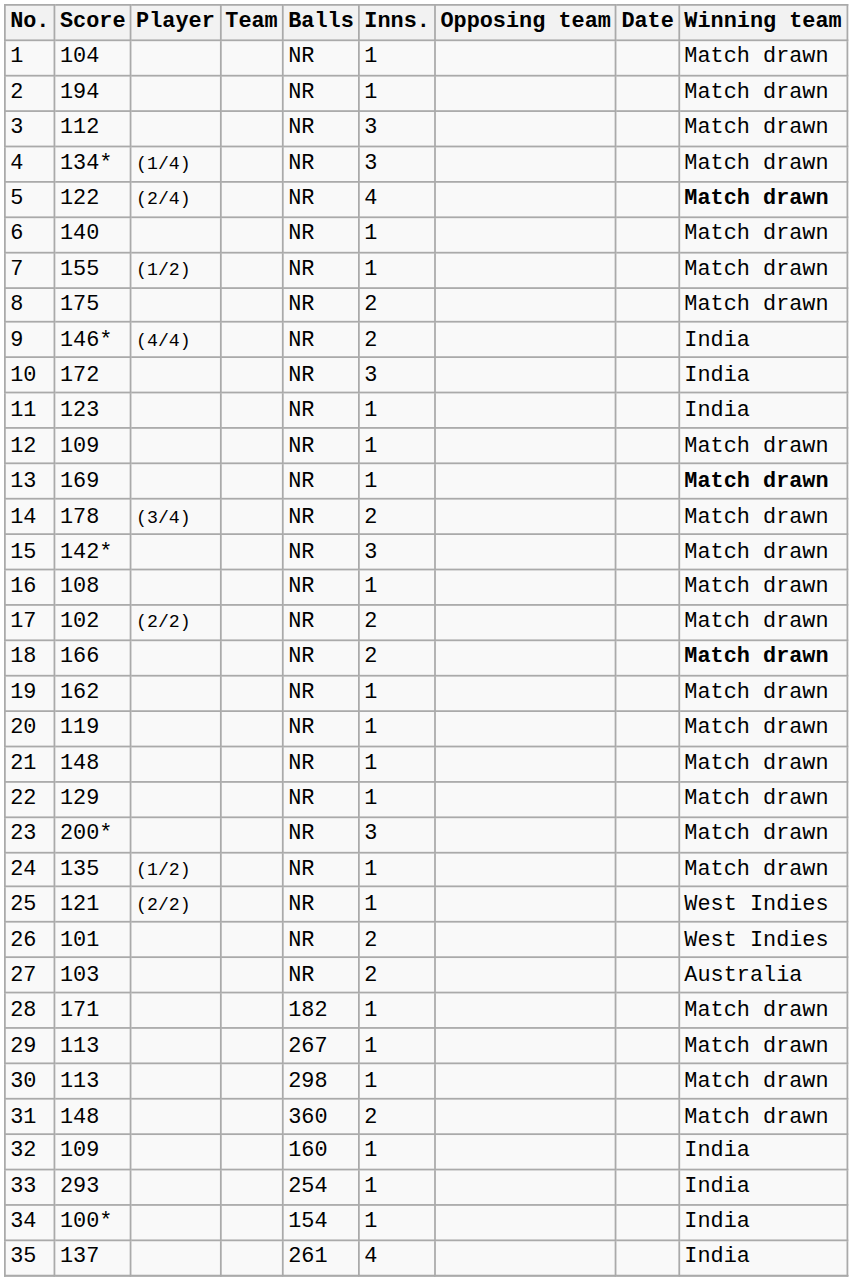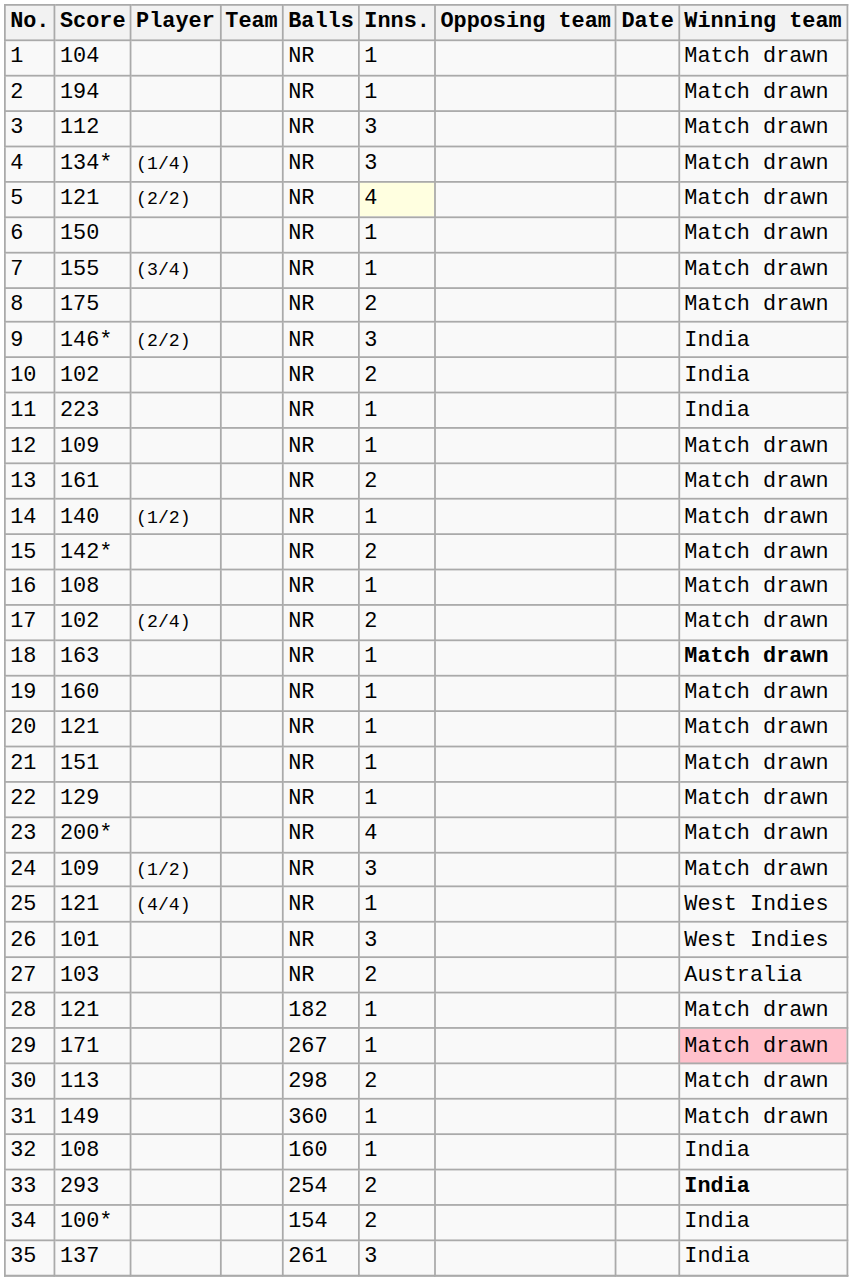(80, 199) 122 -> (80, 199) 121
(163, 199) (2/4) -> (163, 199) (2/2)
(371, 199) no background -> (371, 199) lightyellow background
(756, 199) bold -> (756, 199) normal
(80, 235) 140 -> (80, 235) 150
(163, 270) (1/2) -> (163, 270) (3/4)
(163, 340) (4/4) -> (163, 340) (2/2)
(371, 340) 2 -> (371, 340) 3
(80, 376) 172 -> (80, 376) 102
(371, 376) 3 -> (371, 376) 2
(80, 411) 123 -> (80, 411) 223
(80, 482) 169 -> (80, 482) 161
(371, 482) 1 -> (371, 482) 2
(756, 482) bold -> (756, 482) normal
(80, 517) 178 -> (80, 517) 140
(163, 517) (3/4) -> (163, 517) (1/2)
(371, 517) 2 -> (371, 517) 1
(371, 552) 3 -> (371, 552) 2
(163, 623) (2/2) -> (163, 623) (2/4)
(80, 658) 166 -> (80, 658) 163
(371, 658) 2 -> (371, 658) 1
(80, 693) 162 -> (80, 693) 160
(80, 729) 119 -> (80, 729) 121
(80, 764) 148 -> (80, 764) 151
(371, 835) 3 -> (371, 835) 4
(80, 870) 135 -> (80, 870) 109
(371, 870) 1 -> (371, 870) 3
(163, 905) (2/2) -> (163, 905) (4/4)
(371, 940) 2 -> (371, 940) 3
(80, 1011) 171 -> (80, 1011) 121
(80, 1046) 113 -> (80, 1046) 171
(756, 1046) no background -> (756, 1046) pink background
(371, 1082) 1 -> (371, 1082) 2
(80, 1117) 148 -> (80, 1117) 149
(371, 1117) 2 -> (371, 1117) 1
(80, 1152) 109 -> (80, 1152) 108
(371, 1187) 1 -> (371, 1187) 2
(717, 1187) normal -> (717, 1187) bold
(371, 1223) 1 -> (371, 1223) 2
(371, 1258) 4 -> (371, 1258) 3
